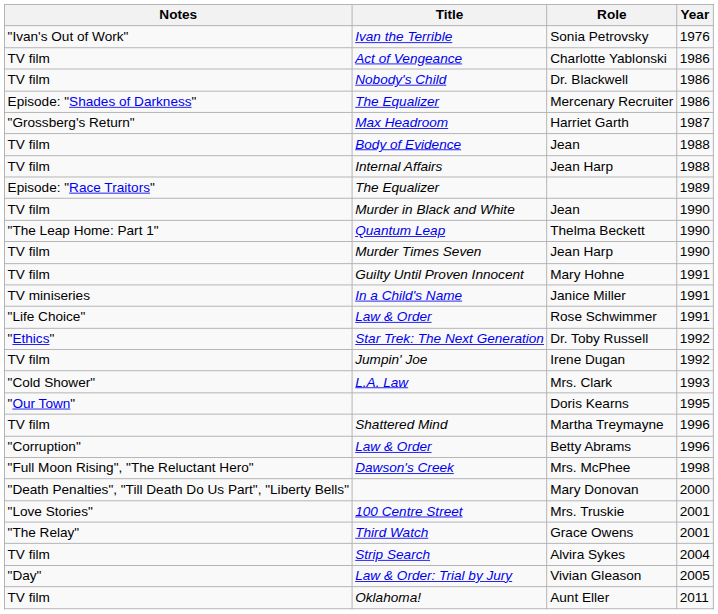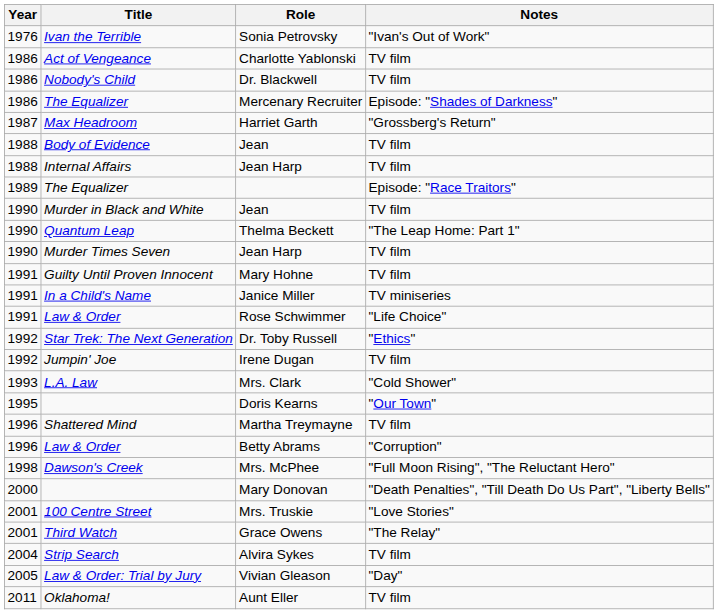columns swapped: (695, 15) <-> (178, 15)
